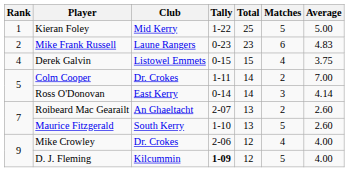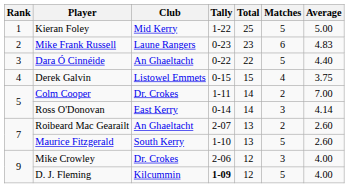+ row: (70, 61)
(283, 142) 4 -> (283, 158) 3
